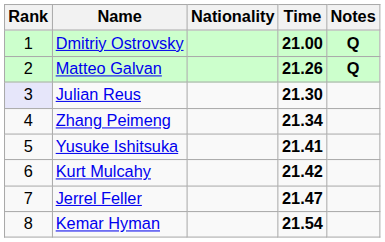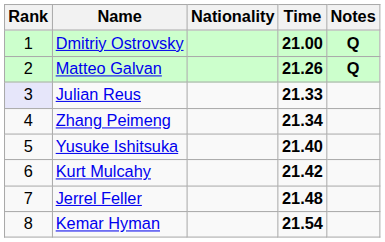(302, 95) 21.30 -> (302, 95) 21.33
(302, 146) 21.41 -> (302, 146) 21.40
(302, 198) 21.47 -> (302, 198) 21.48
